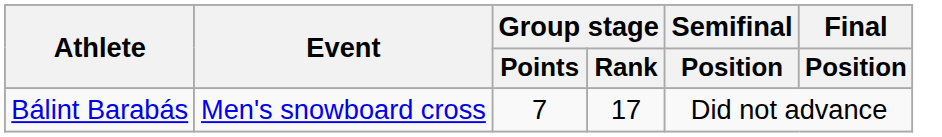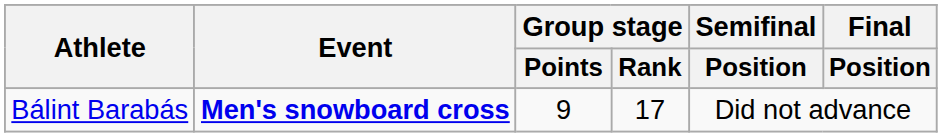(343, 110) normal -> (355, 110) bold
(540, 110) 7 -> (563, 110) 9
